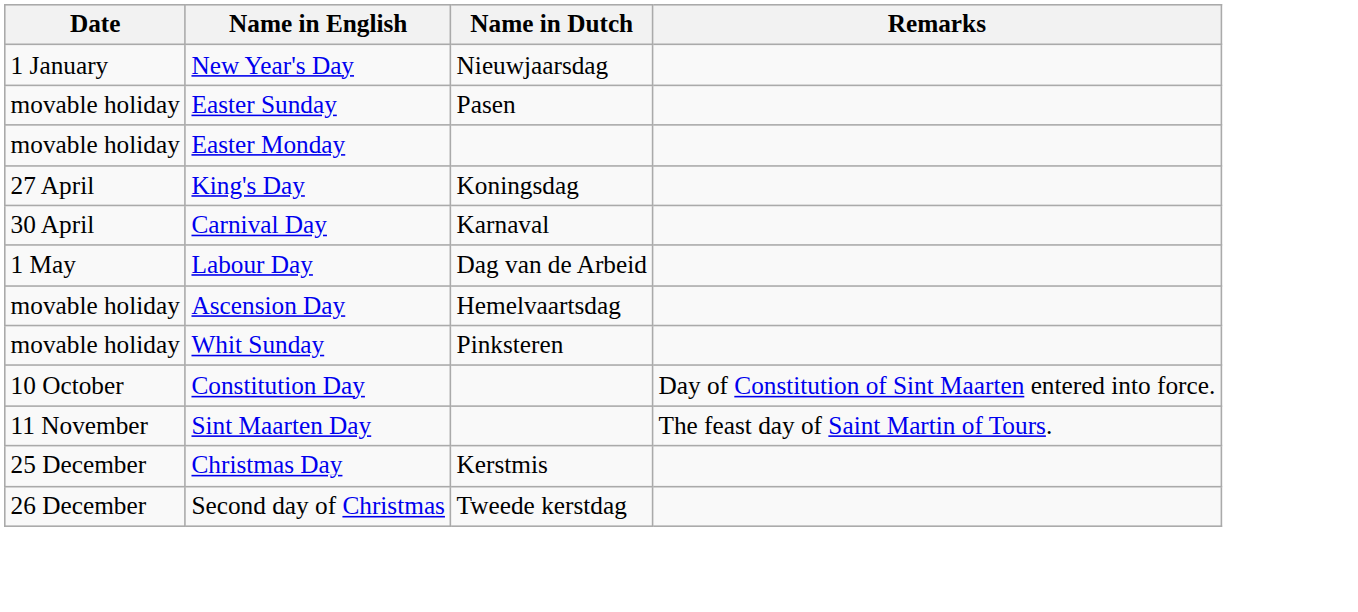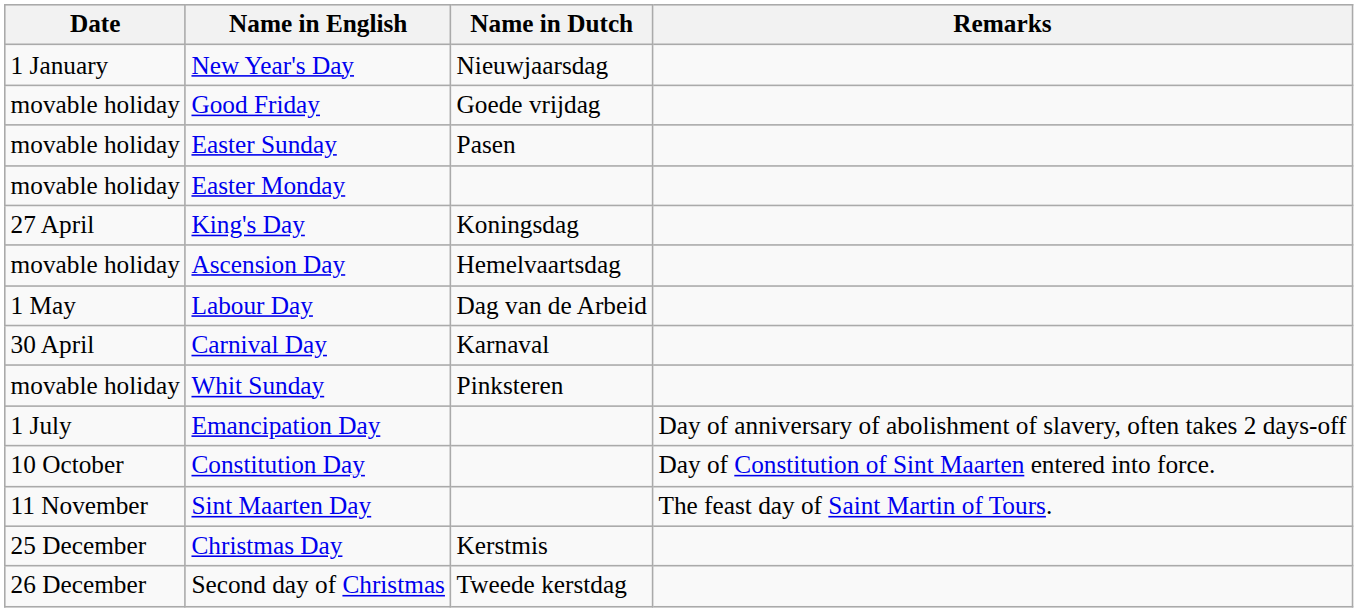+ row: (256, 104)
rows swapped: (259, 225) <-> (268, 305)
+ row: (286, 425)
